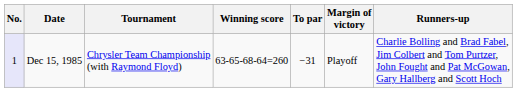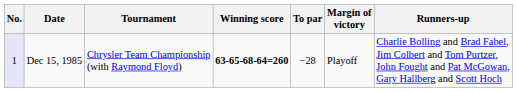(252, 60) normal -> (252, 60) bold
(308, 60) −31 -> (308, 60) −28
